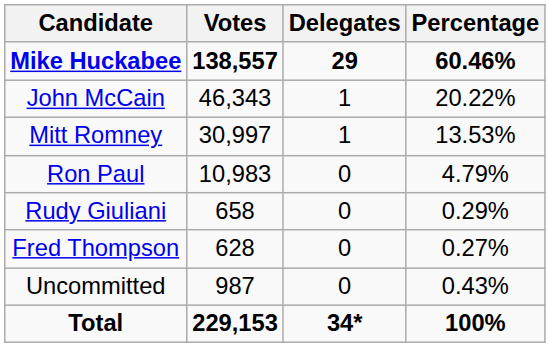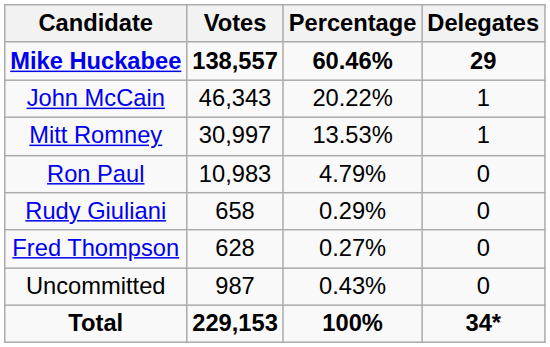columns swapped: (475, 23) <-> (345, 23)
